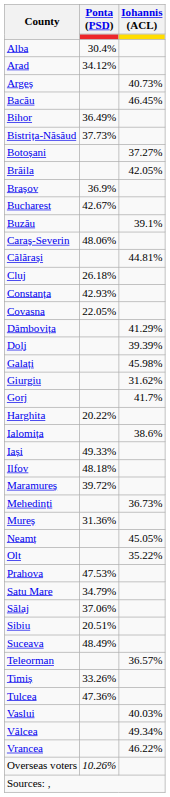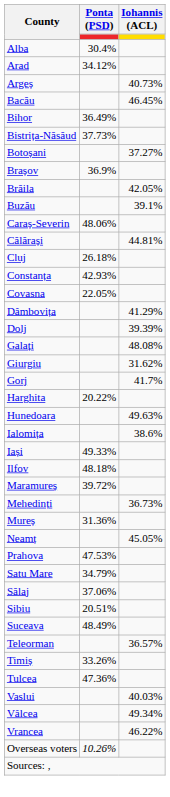rows swapped: (23, 188) <-> (20, 170)
- row: (29, 205)
(145, 363) 45.98% -> (145, 345) 48.08%
+ row: (31, 415)
- row: (14, 556)
